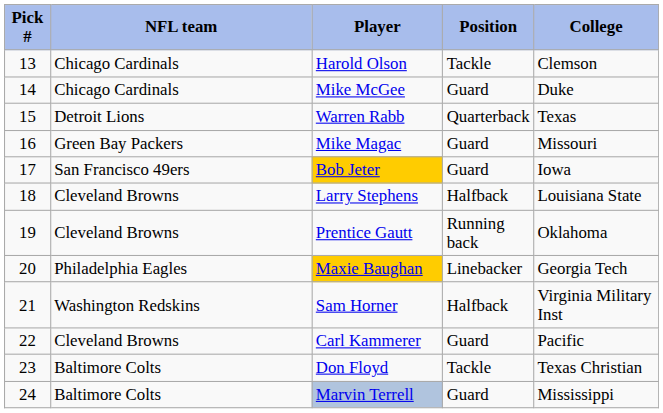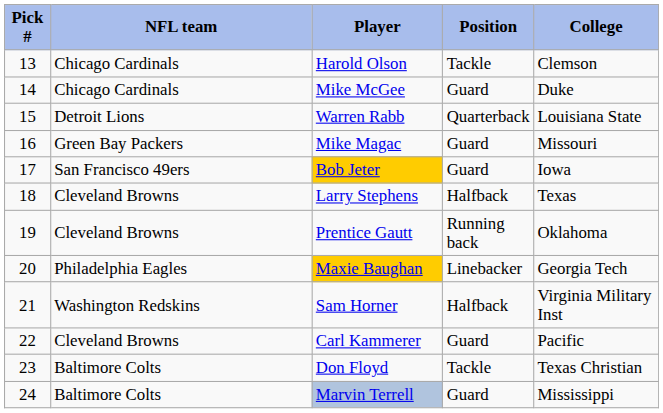(557, 116) Texas -> (589, 116) Louisiana State
(589, 196) Louisiana State -> (557, 196) Texas
